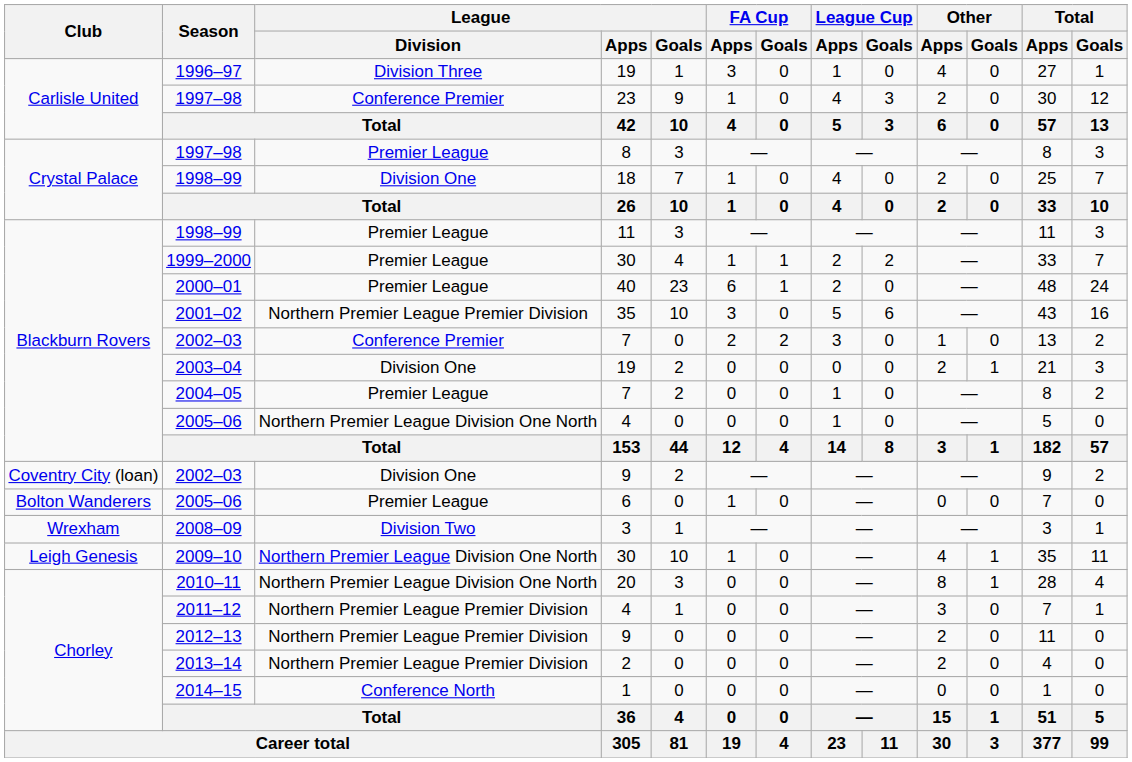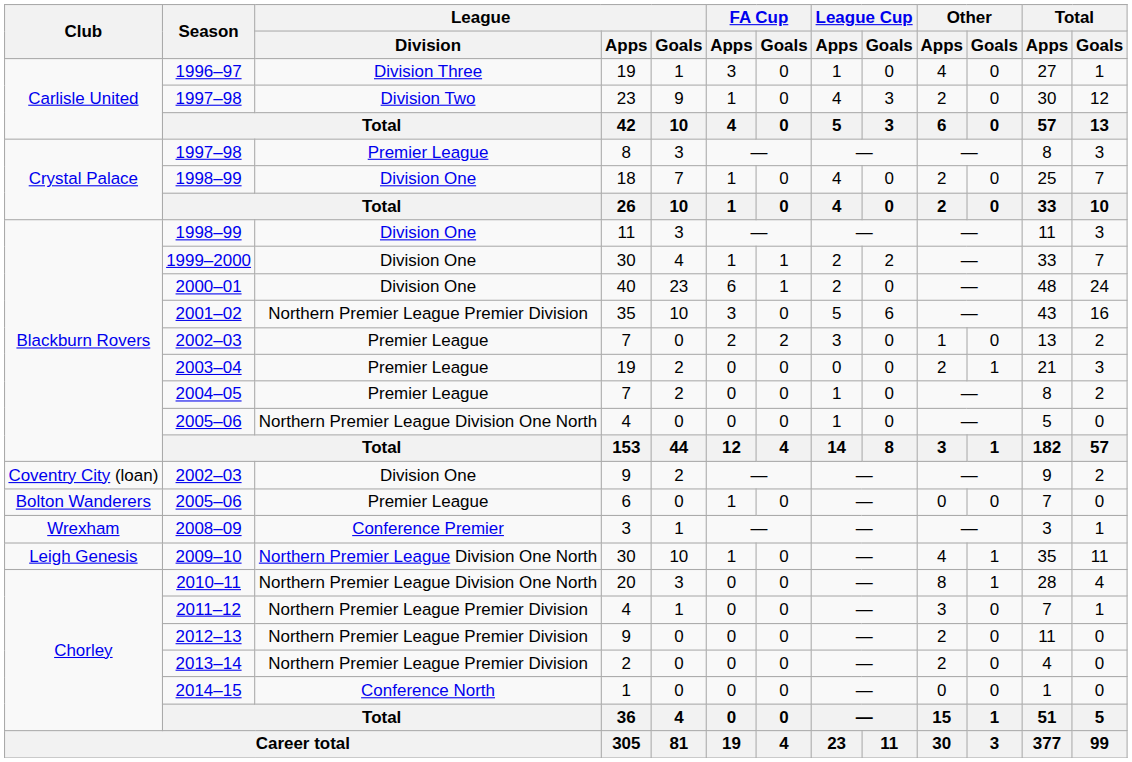(428, 98) Conference Premier -> (428, 98) Division Two
(428, 233) Premier League -> (428, 233) Division One
(428, 260) Premier League -> (428, 260) Division One
(428, 286) Premier League -> (428, 286) Division One
(428, 340) Conference Premier -> (428, 340) Premier League
(428, 367) Division One -> (428, 367) Premier League
(428, 529) Division Two -> (428, 529) Conference Premier
